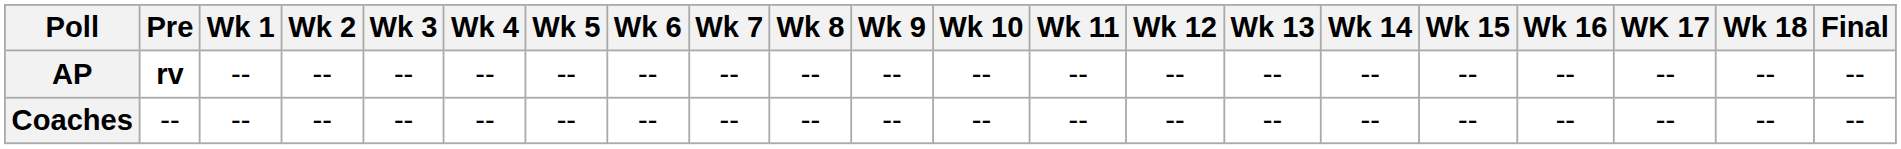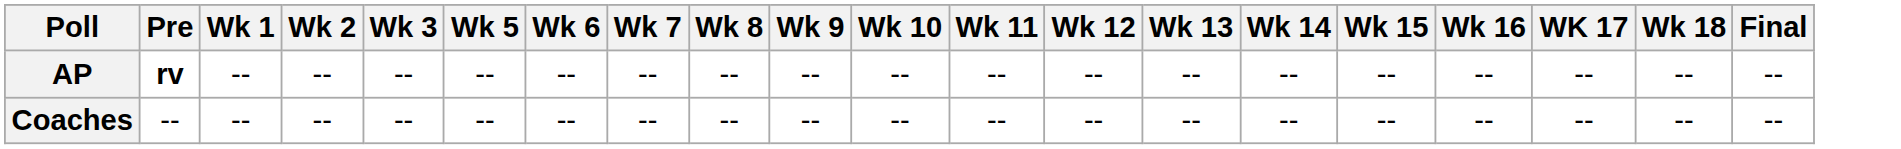- column: (485, 27)
